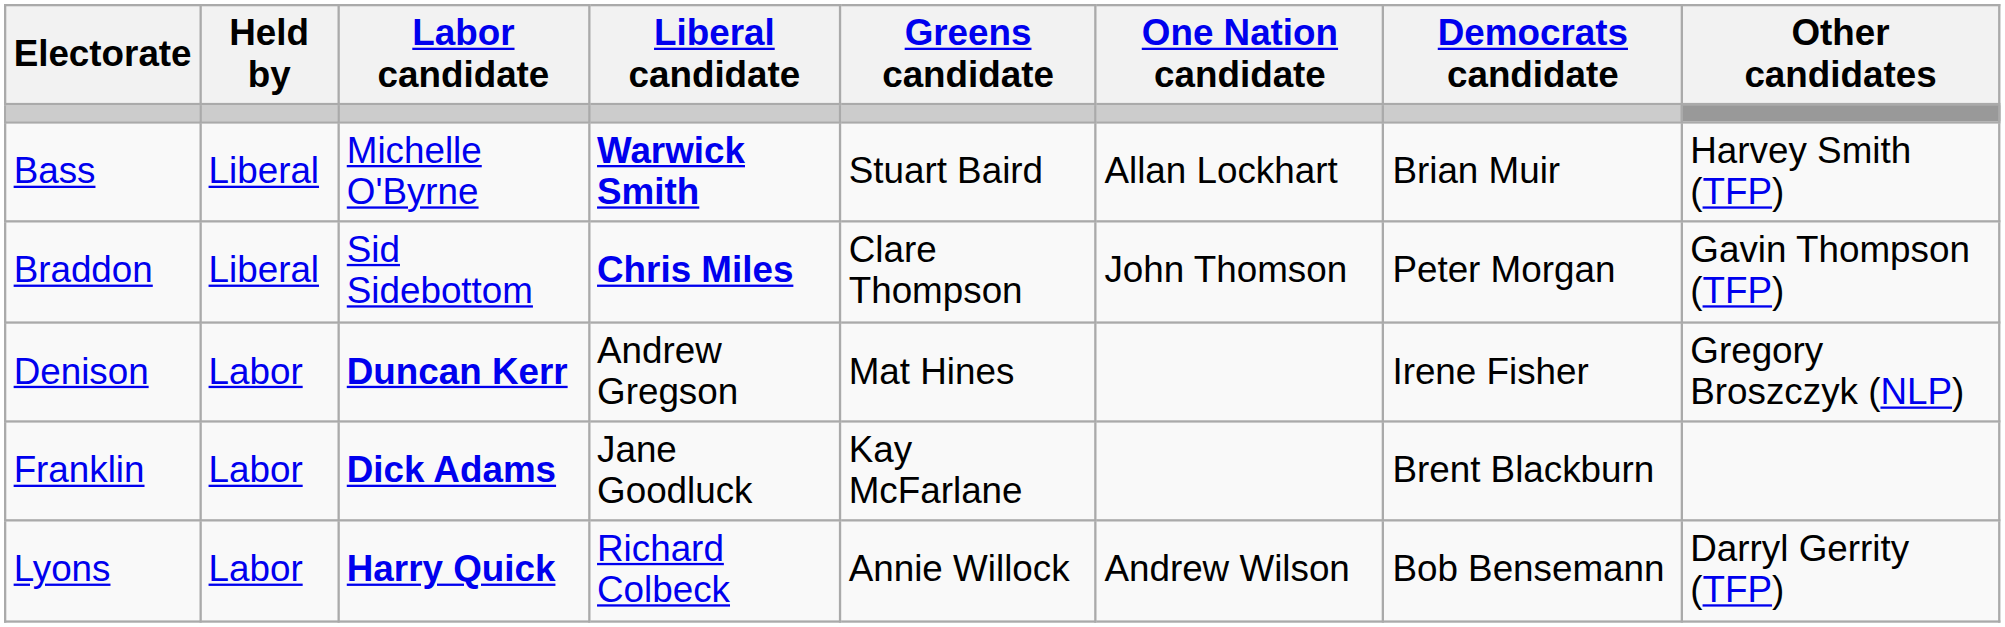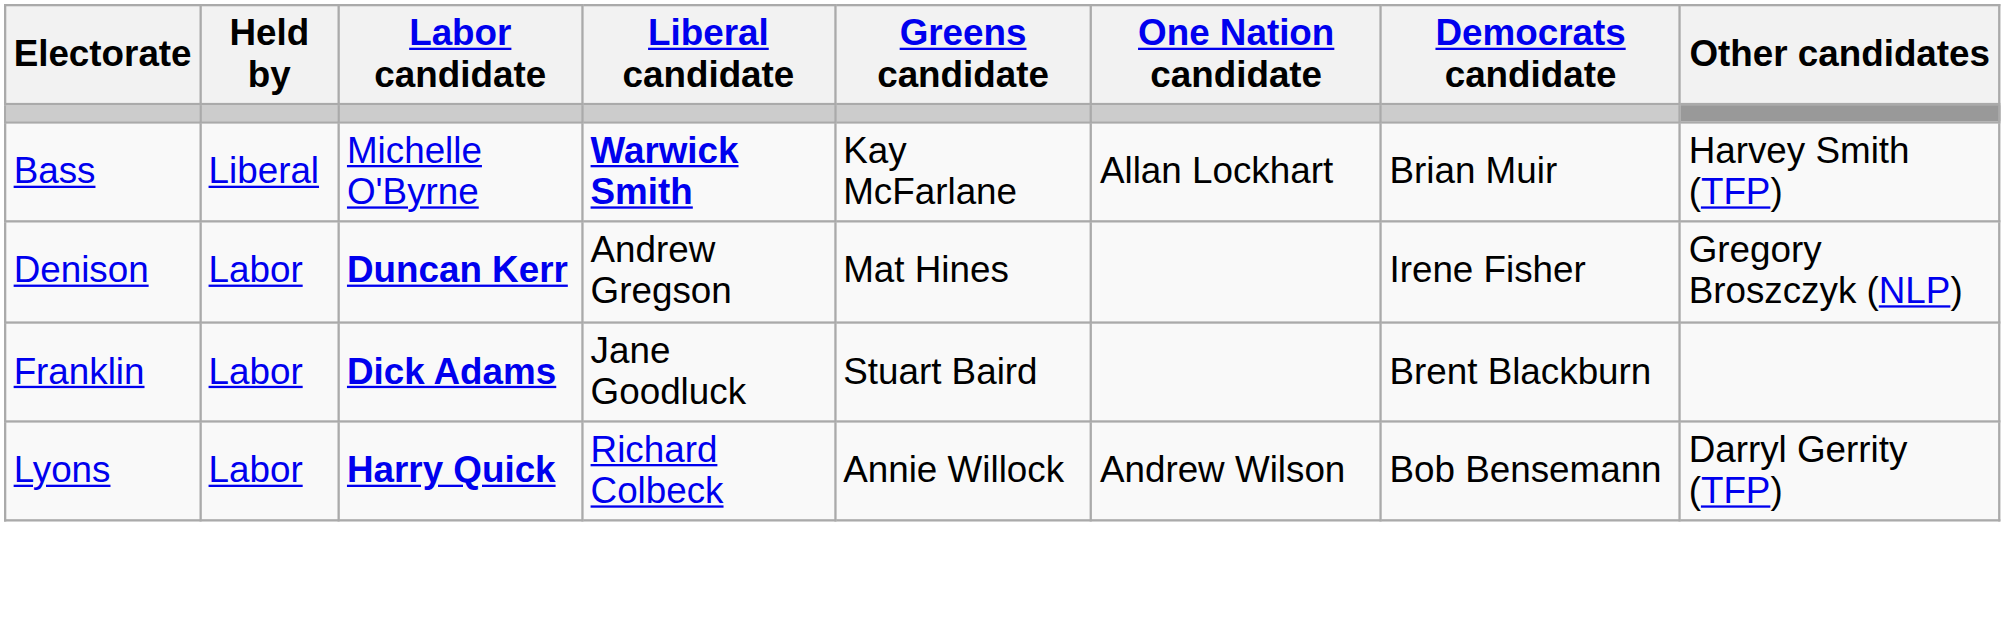(946, 171) Stuart Baird -> (930, 171) Kay McFarlane
- row: (83, 270)
(936, 470) Kay McFarlane -> (940, 370) Stuart Baird
